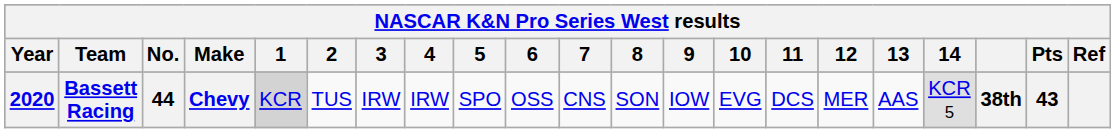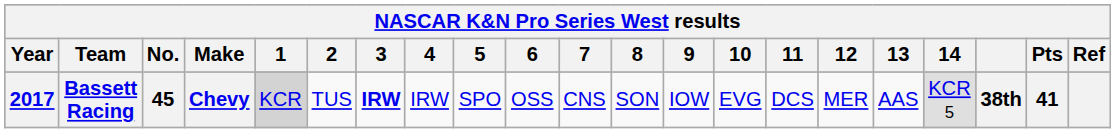(32, 100) 2020 -> (32, 100) 2017
(163, 100) 44 -> (163, 100) 45
(381, 100) normal -> (381, 100) bold
(1047, 100) 43 -> (1047, 100) 41
